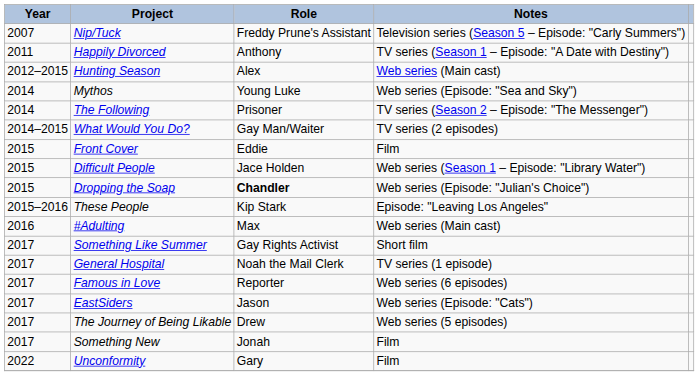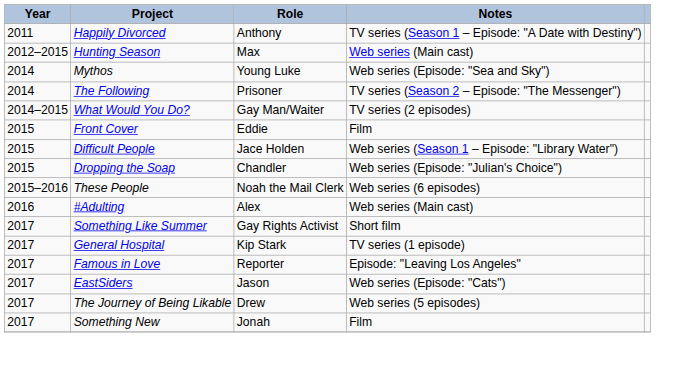- row: (97, 33)
(249, 71) Alex -> (248, 52) Max
(263, 187) bold -> (261, 168) normal
(261, 206) Kip Stark -> (290, 187) Noah the Mail Clerk
(462, 206) Episode: "Leaving Los Angeles" -> (415, 187) Web series (6 episodes)
(248, 226) Max -> (249, 206) Alex
(290, 264) Noah the Mail Clerk -> (261, 245) Kip Stark
(442, 284) Web series (6 episodes) -> (435, 264) Episode: "Leaving Los Angeles"
- row: (109, 361)
